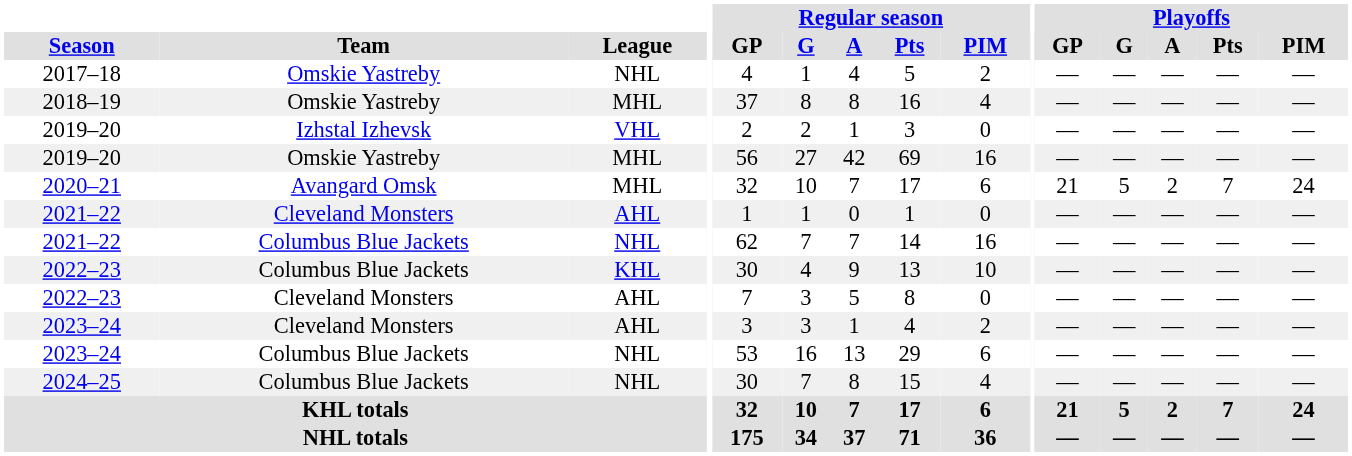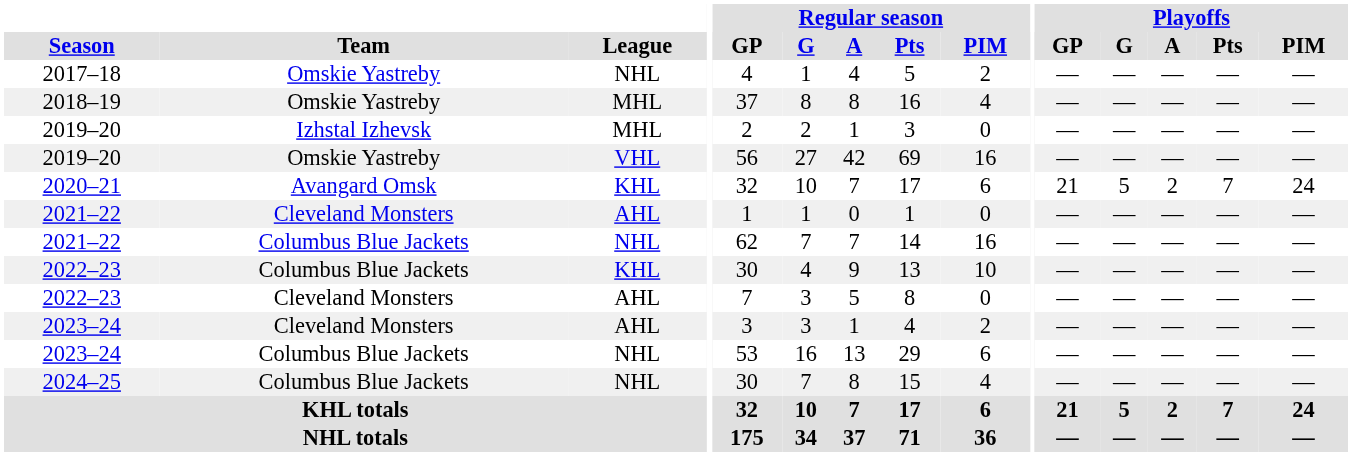(637, 129) VHL -> (637, 129) MHL
(637, 157) MHL -> (637, 157) VHL
(637, 185) MHL -> (637, 185) KHL
